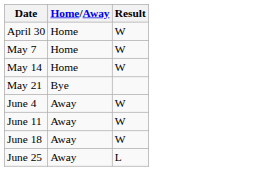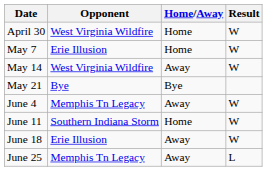+ column: (105, 13)
(64, 67) Home -> (177, 67) Away
(63, 121) Away -> (178, 121) Home
